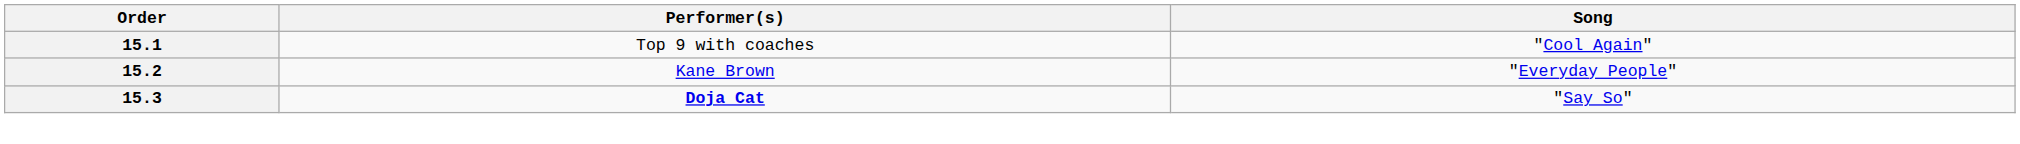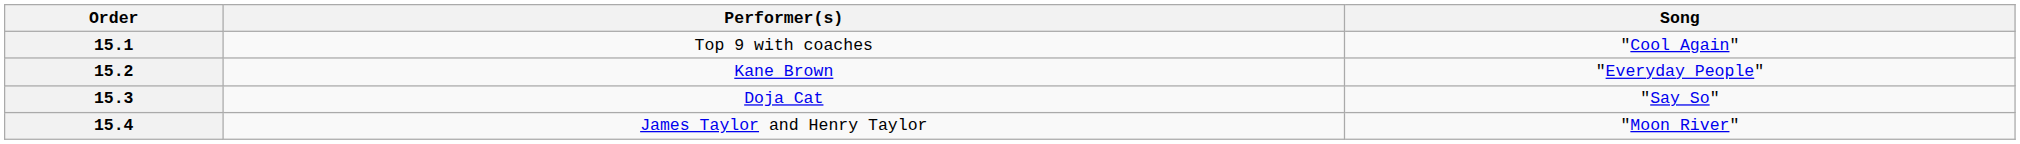(725, 99) bold -> (784, 99) normal
+ row: (114, 126)
